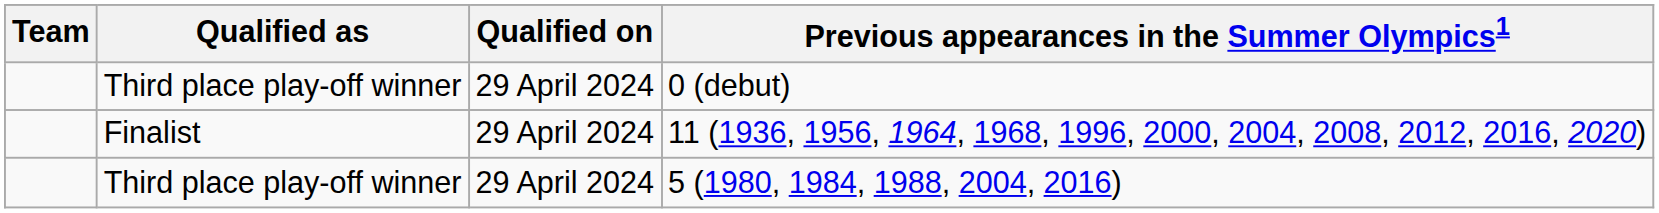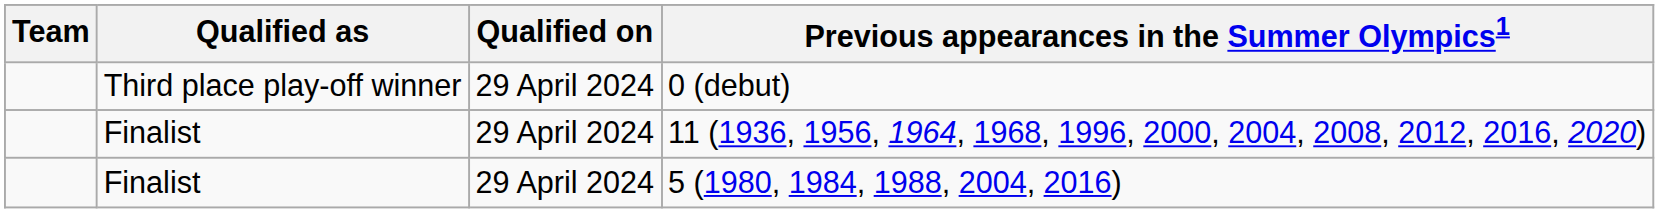(283, 182) Third place play-off winner -> (152, 182) Finalist
